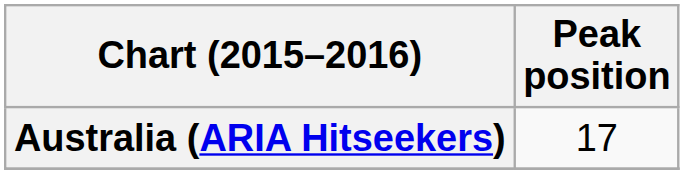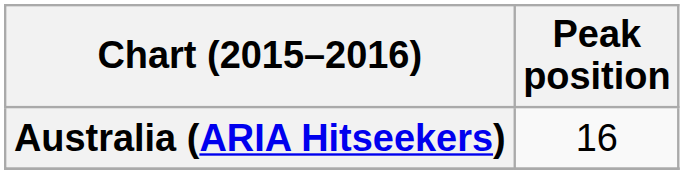(597, 137) 17 -> (597, 137) 16
